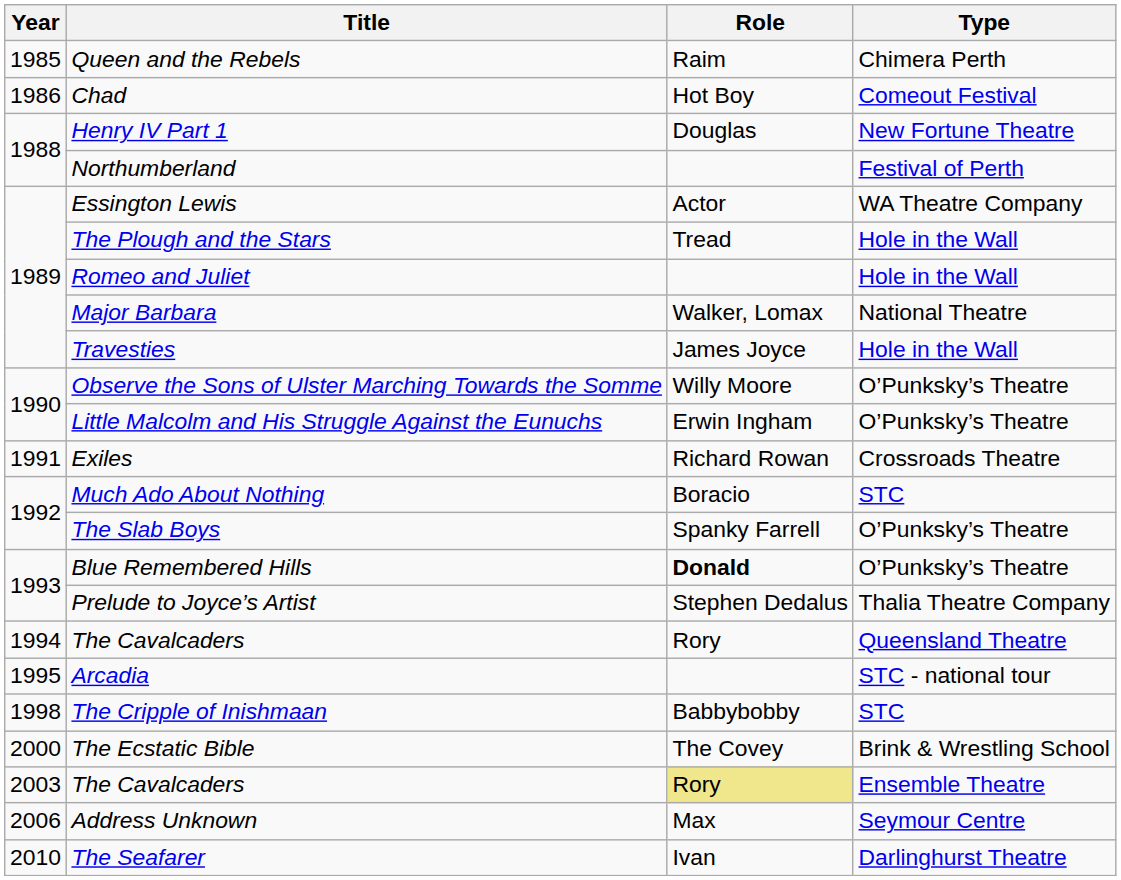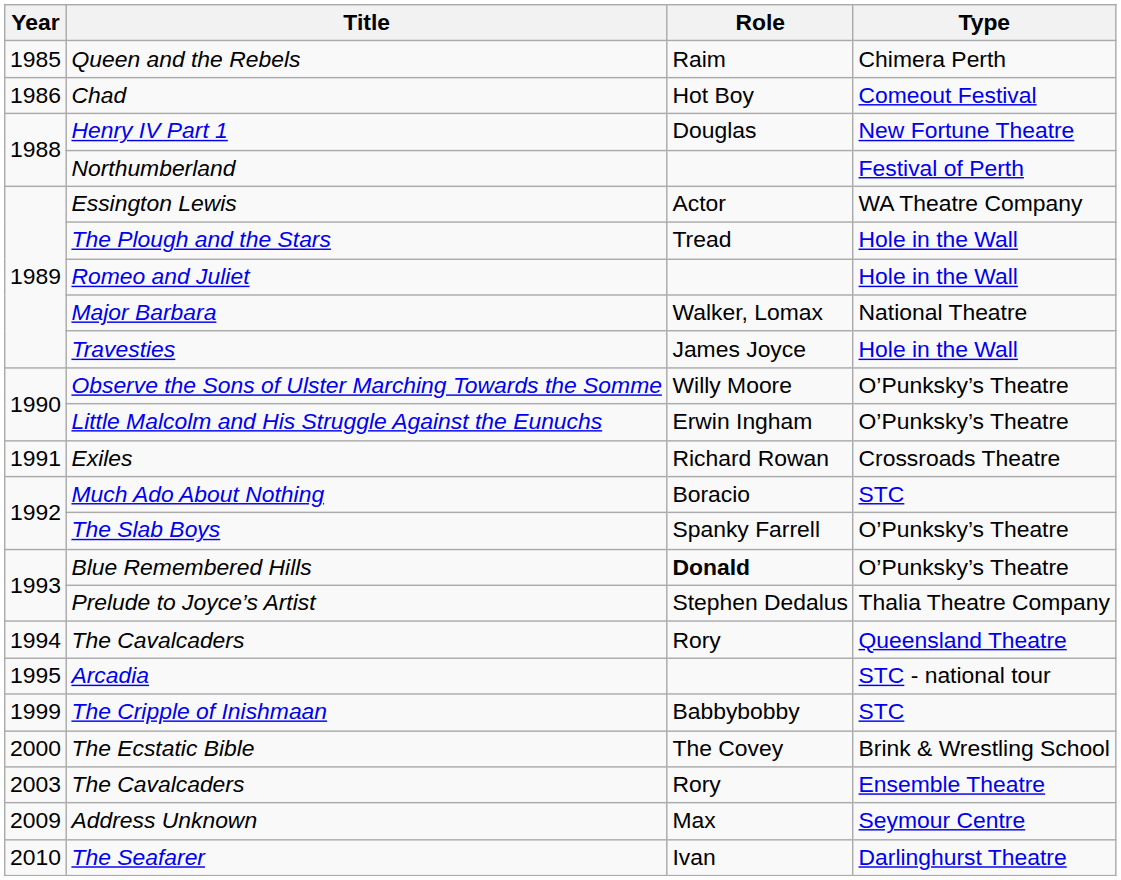(35, 712) 1998 -> (35, 712) 1999
(697, 784) khaki background -> (697, 784) no background
(35, 820) 2006 -> (35, 820) 2009
